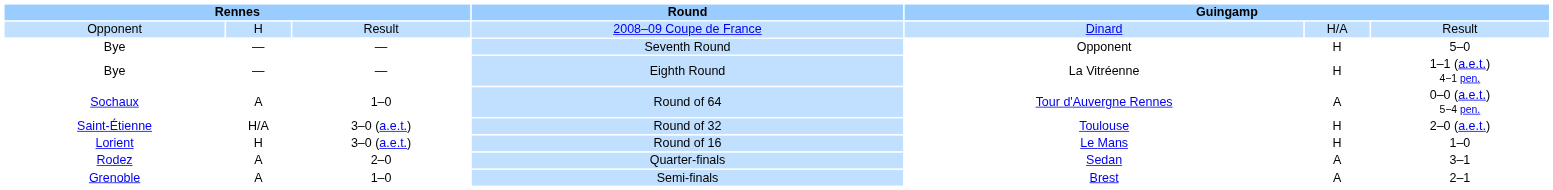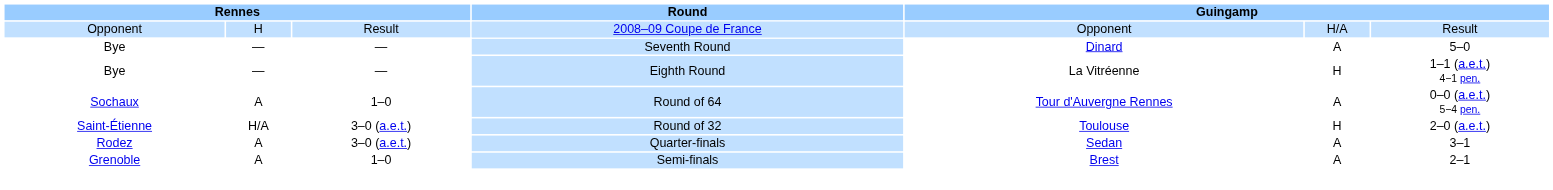(1104, 29) Dinard -> (1104, 29) Opponent
(1104, 46) Opponent -> (1104, 46) Dinard
(1337, 46) H -> (1337, 46) A
- row: (687, 143)
(381, 160) 2–0 -> (381, 143) 3–0 (a.e.t.)
